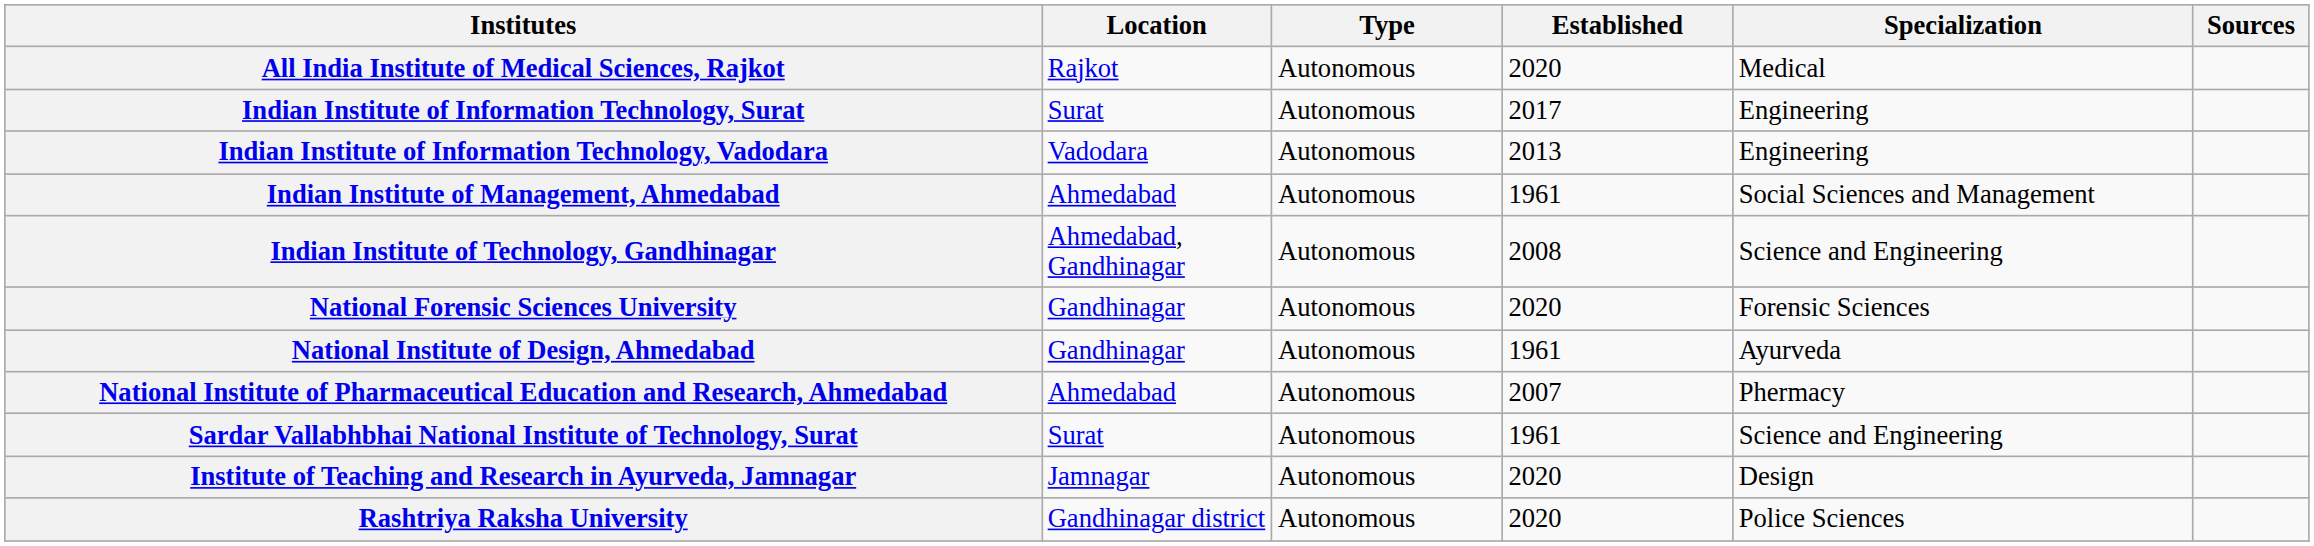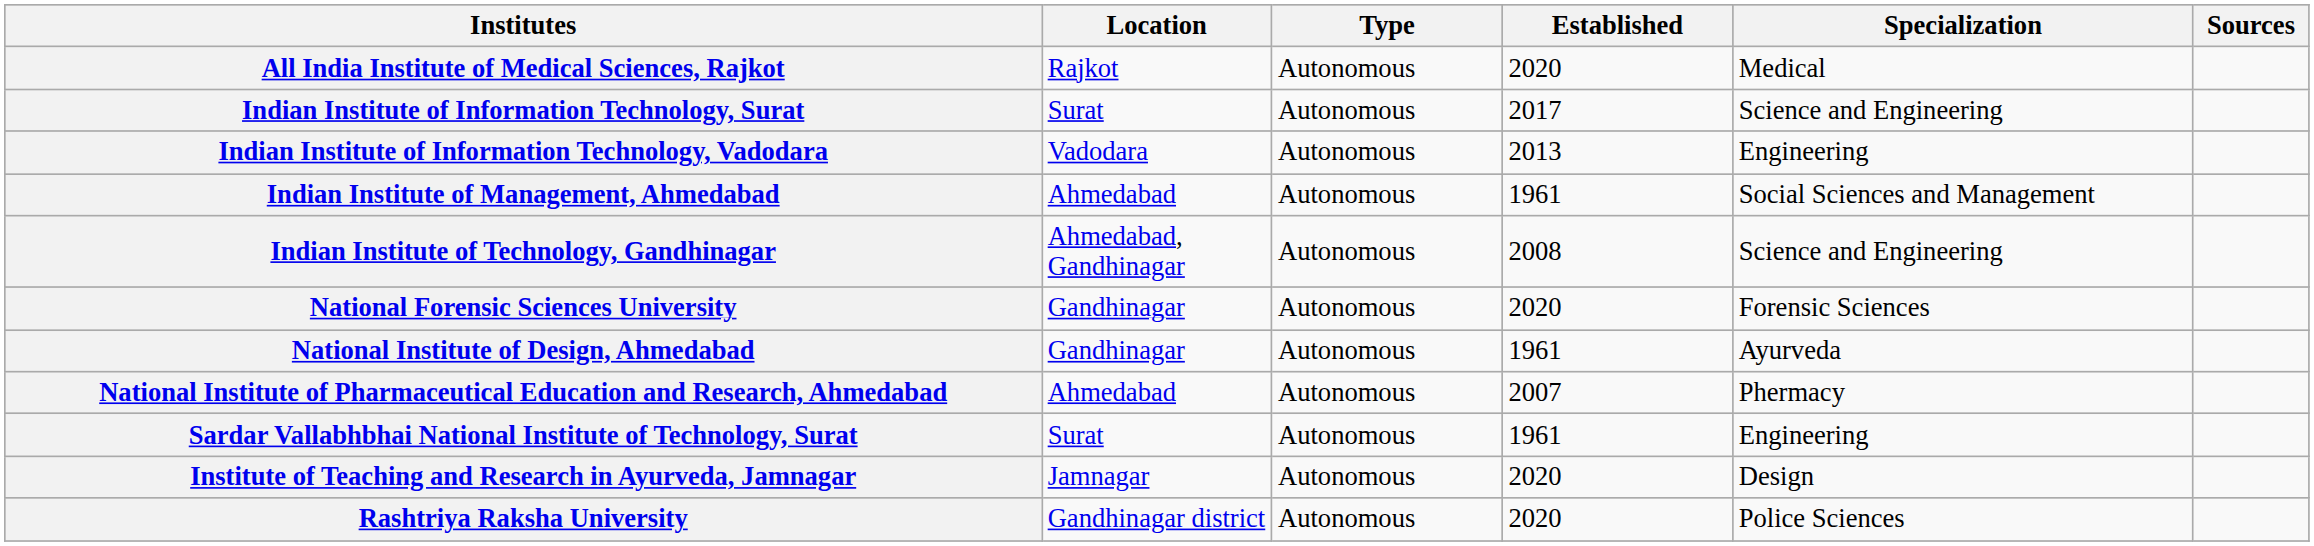(1804, 109) Engineering -> (1871, 109) Science and Engineering
(1871, 434) Science and Engineering -> (1804, 434) Engineering
